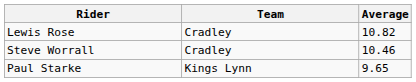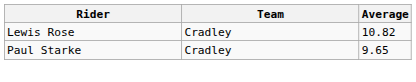- row: (51, 50)
(218, 68) Kings Lynn -> (208, 50) Cradley
